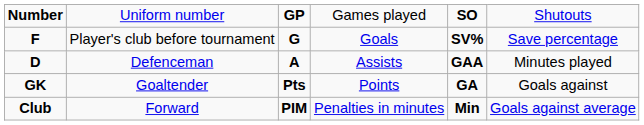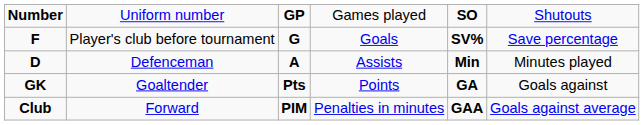(467, 62) GAA -> (467, 62) Min
(467, 108) Min -> (467, 108) GAA
